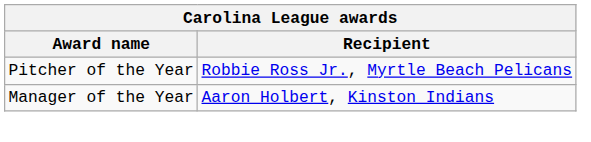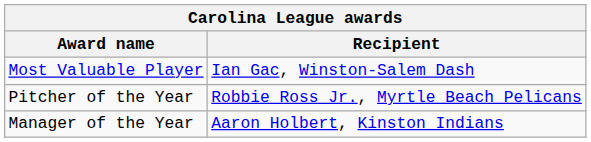+ row: (106, 71)
